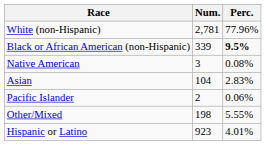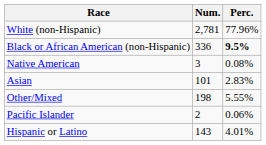(203, 47) 339 -> (203, 47) 336
(203, 81) 104 -> (203, 81) 101
rows swapped: (40, 98) <-> (34, 115)
(203, 132) 923 -> (203, 132) 143
